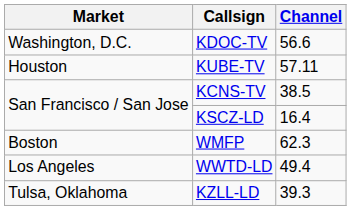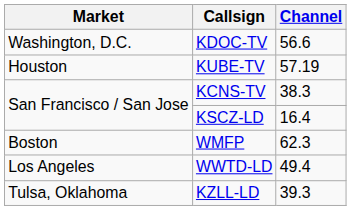(299, 67) 57.11 -> (300, 67) 57.19
(295, 92) 38.5 -> (295, 92) 38.3
